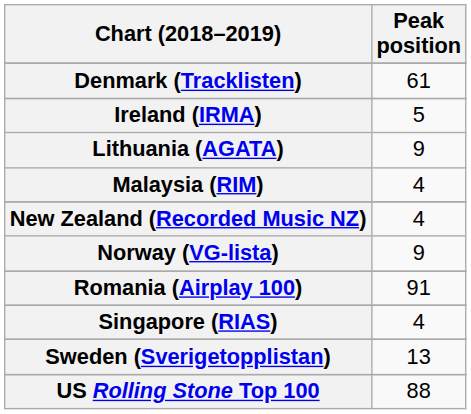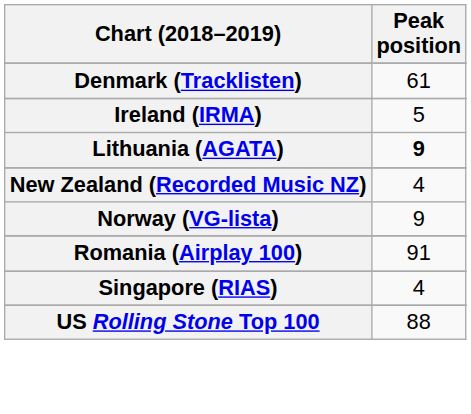(419, 149) normal -> (419, 149) bold
- row: (188, 184)
- row: (188, 356)
